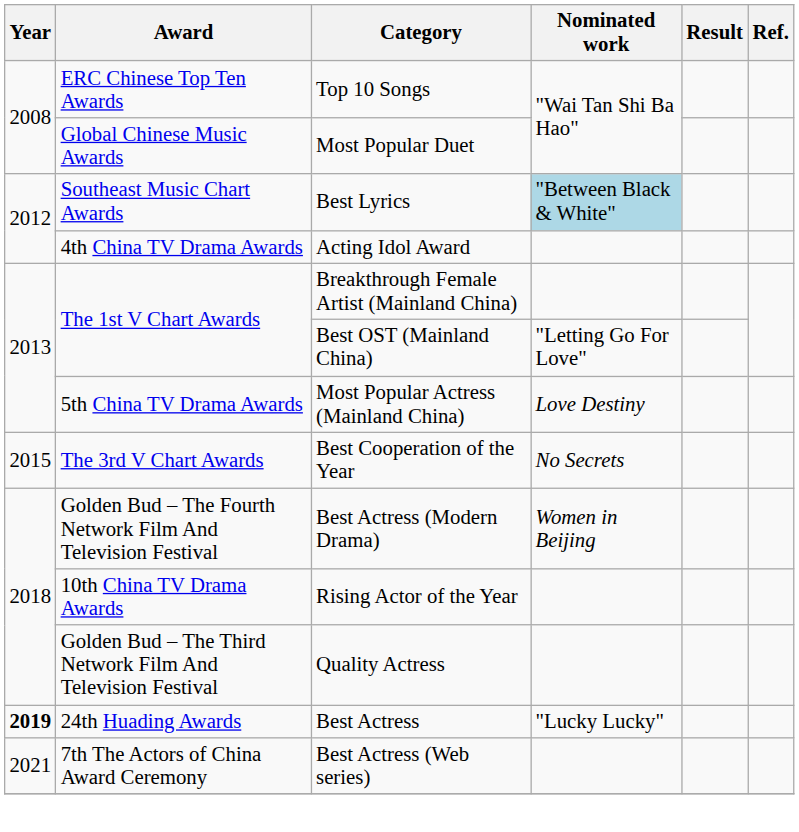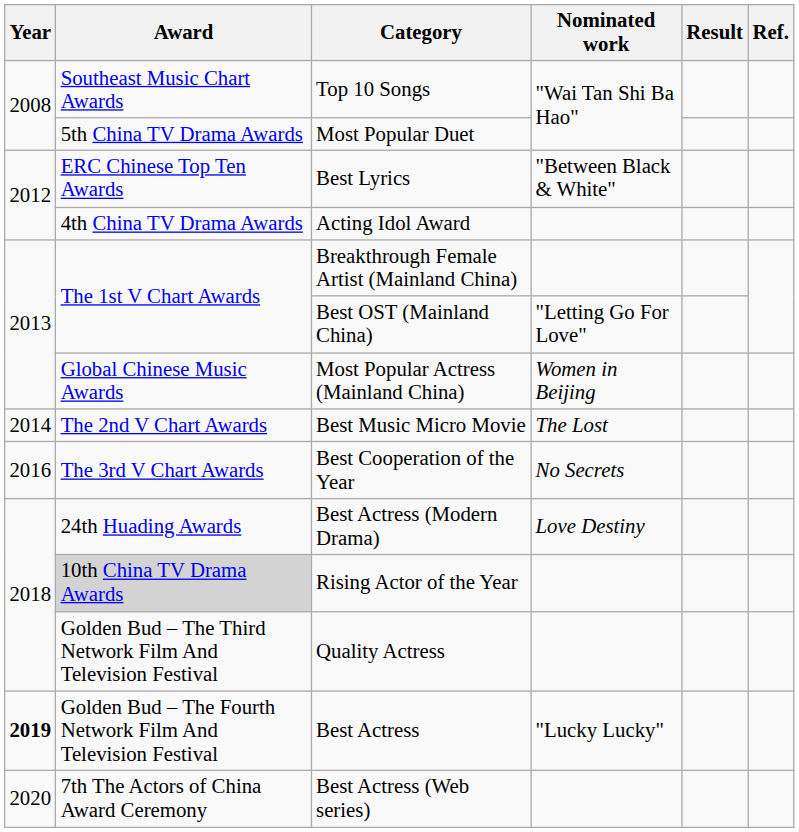(153, 89) ERC Chinese Top Ten Awards -> (155, 89) Southeast Music Chart Awards
(154, 145) Global Chinese Music Awards -> (182, 133) 5th China TV Drama Awards
(155, 201) Southeast Music Chart Awards -> (153, 178) ERC Chinese Top Ten Awards
(603, 201) lightblue background -> (603, 178) no background
(182, 404) 5th China TV Drama Awards -> (154, 380) Global Chinese Music Awards
(590, 404) Love Destiny -> (576, 380) Women in Beijing
+ row: (421, 425)
(30, 460) 2015 -> (30, 469) 2016
(168, 528) Golden Bud – The Fourth Network Film And Television Festival -> (151, 526) 24th Huading Awards
(576, 528) Women in Beijing -> (590, 526) Love Destiny
(154, 596) no background -> (154, 582) lightgrey background
(151, 721) 24th Huading Awards -> (168, 730) Golden Bud – The Fourth Network Film And Television Festival
(30, 765) 2021 -> (30, 798) 2020
